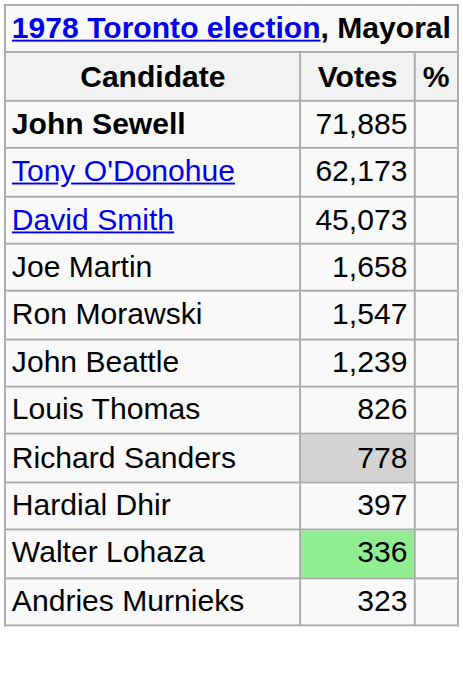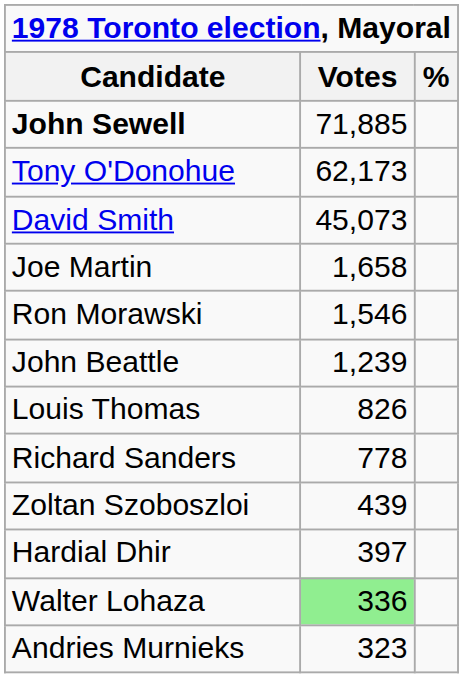(370, 314) 1,547 -> (370, 314) 1,546
(382, 457) lightgrey background -> (382, 457) no background
+ row: (131, 505)
